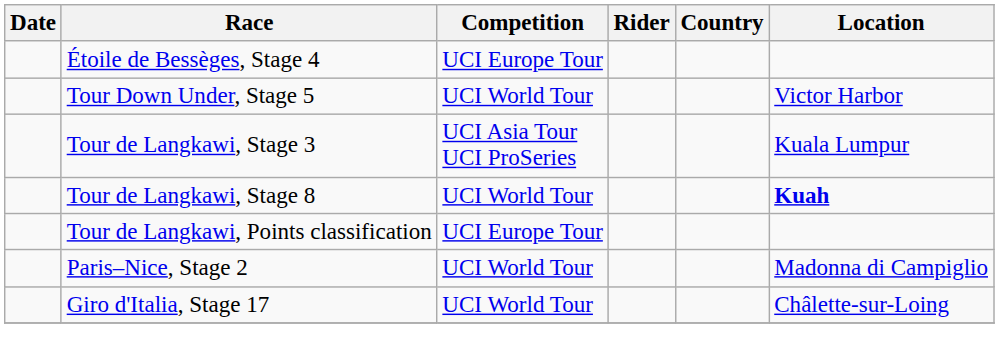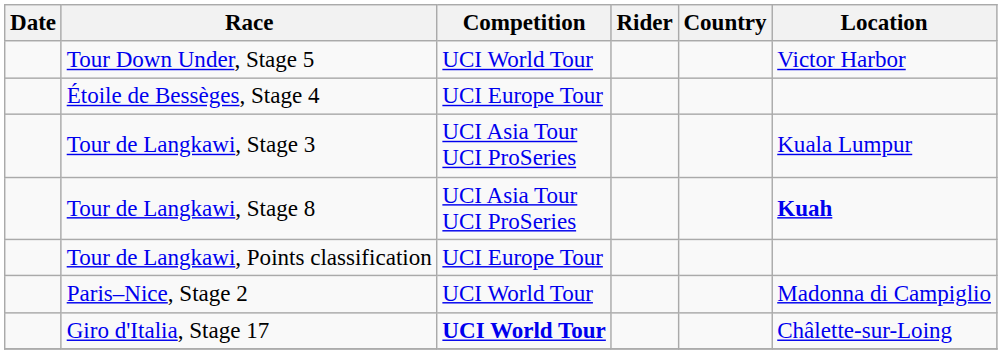rows swapped: (191, 95) <-> (193, 59)
(518, 194) UCI World Tour -> (510, 207) UCI Asia Tour UCI ProSeries
(518, 304) normal -> (524, 330) bold
